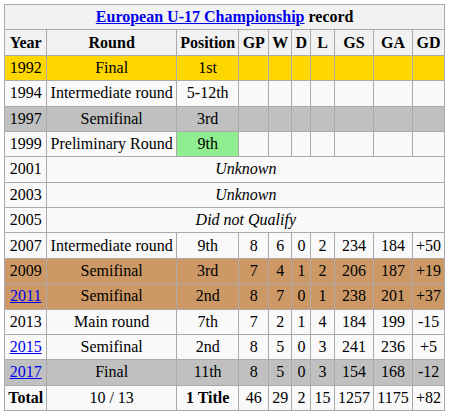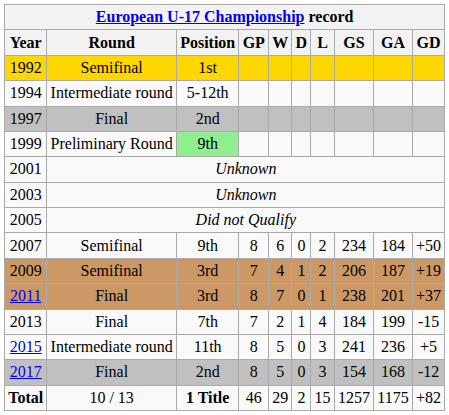(112, 67) Final -> (112, 67) Semifinal
(112, 118) Semifinal -> (112, 118) Final
(208, 118) 3rd -> (208, 118) 2nd
(112, 245) Intermediate round -> (112, 245) Semifinal
(112, 296) Semifinal -> (112, 296) Final
(208, 296) 2nd -> (208, 296) 3rd
(112, 321) Main round -> (112, 321) Final
(112, 347) Semifinal -> (112, 347) Intermediate round
(208, 347) 2nd -> (208, 347) 11th
(208, 372) 11th -> (208, 372) 2nd
